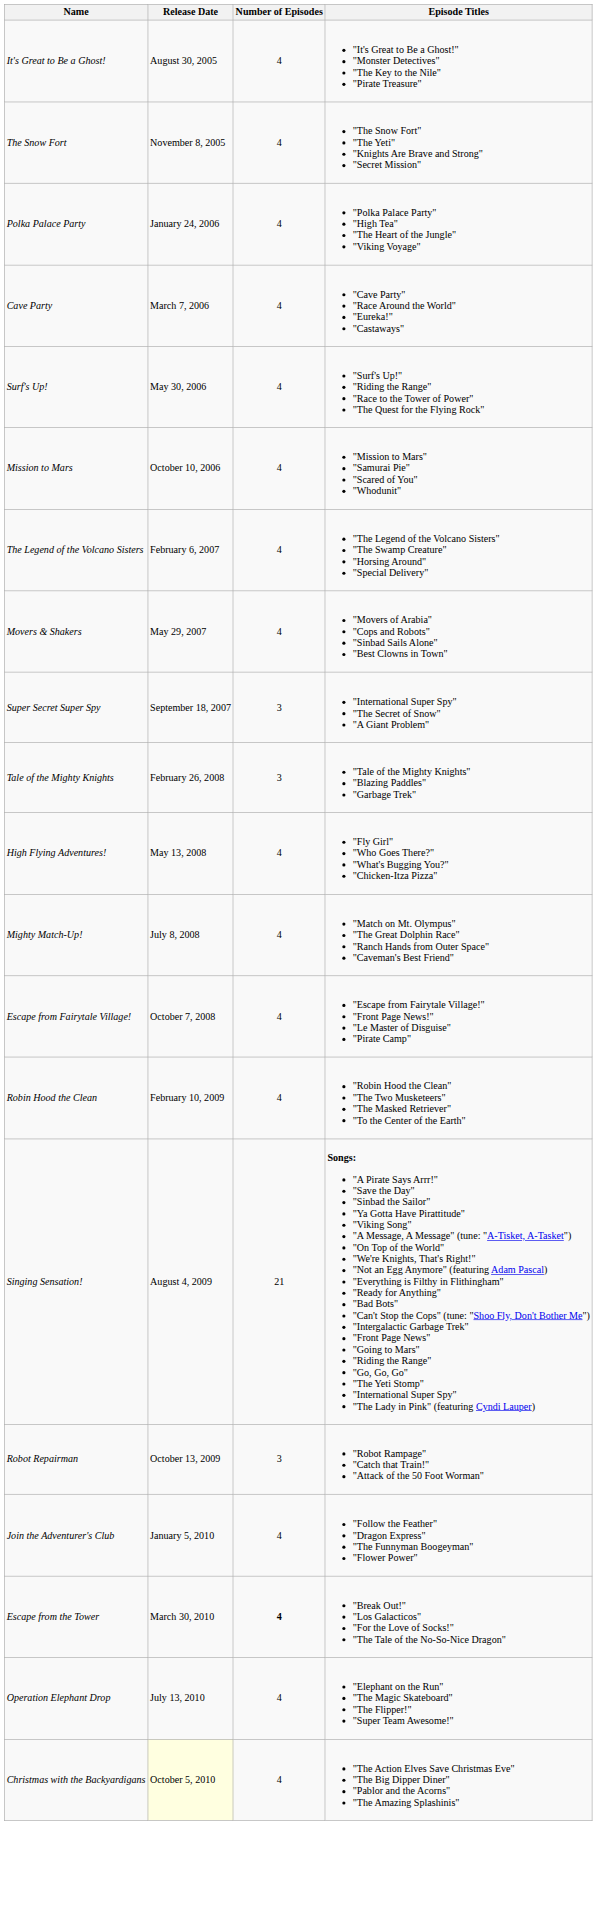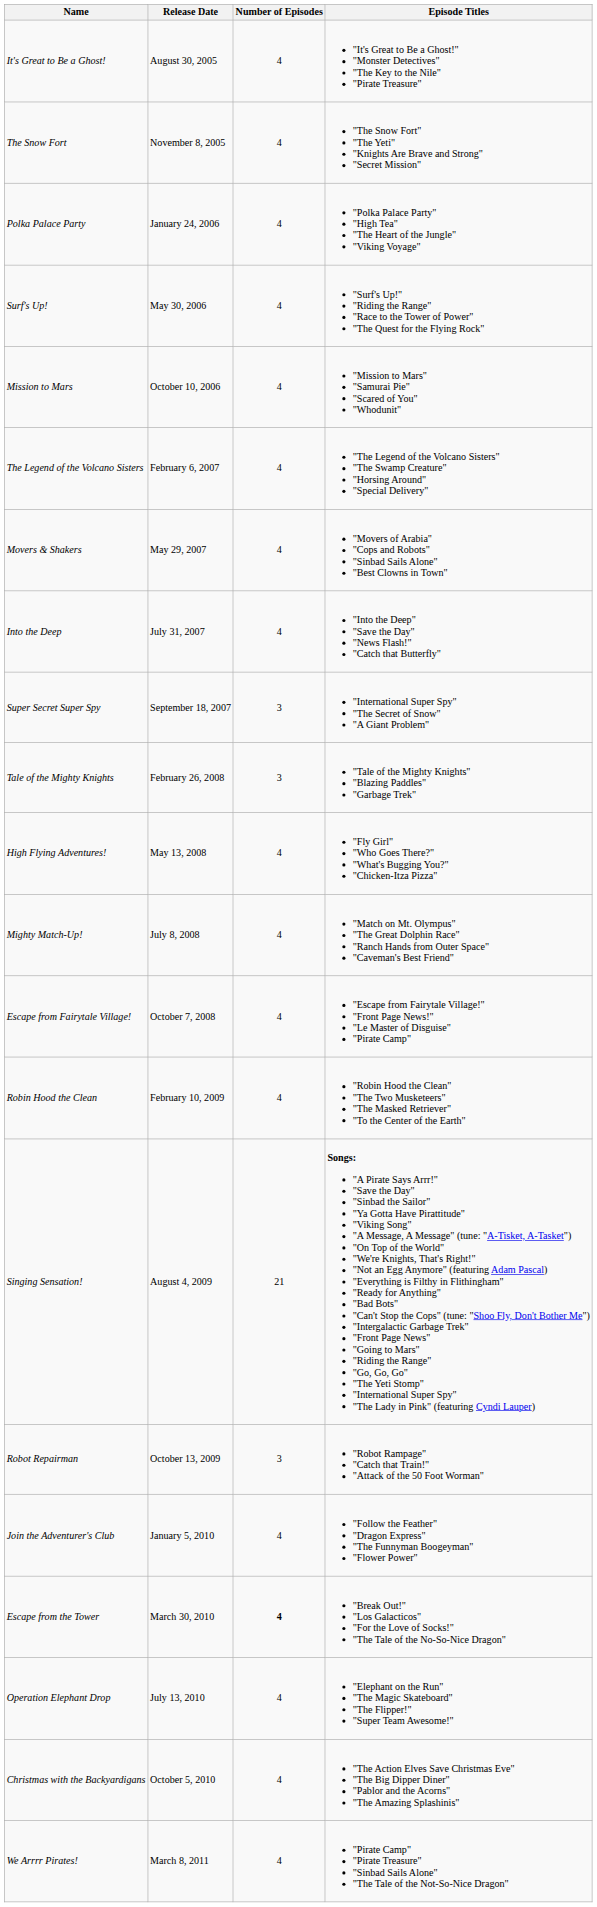- row: (29, 305)
+ row: (34, 631)
(183, 1779) lightyellow background -> (183, 1779) no background
+ row: (42, 1861)
